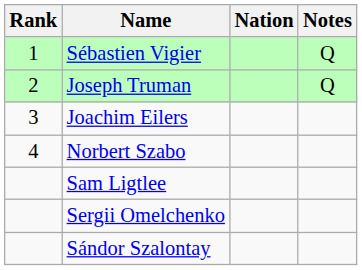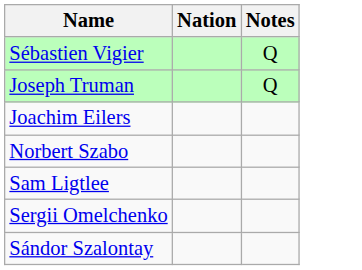- column: (33, 20)
